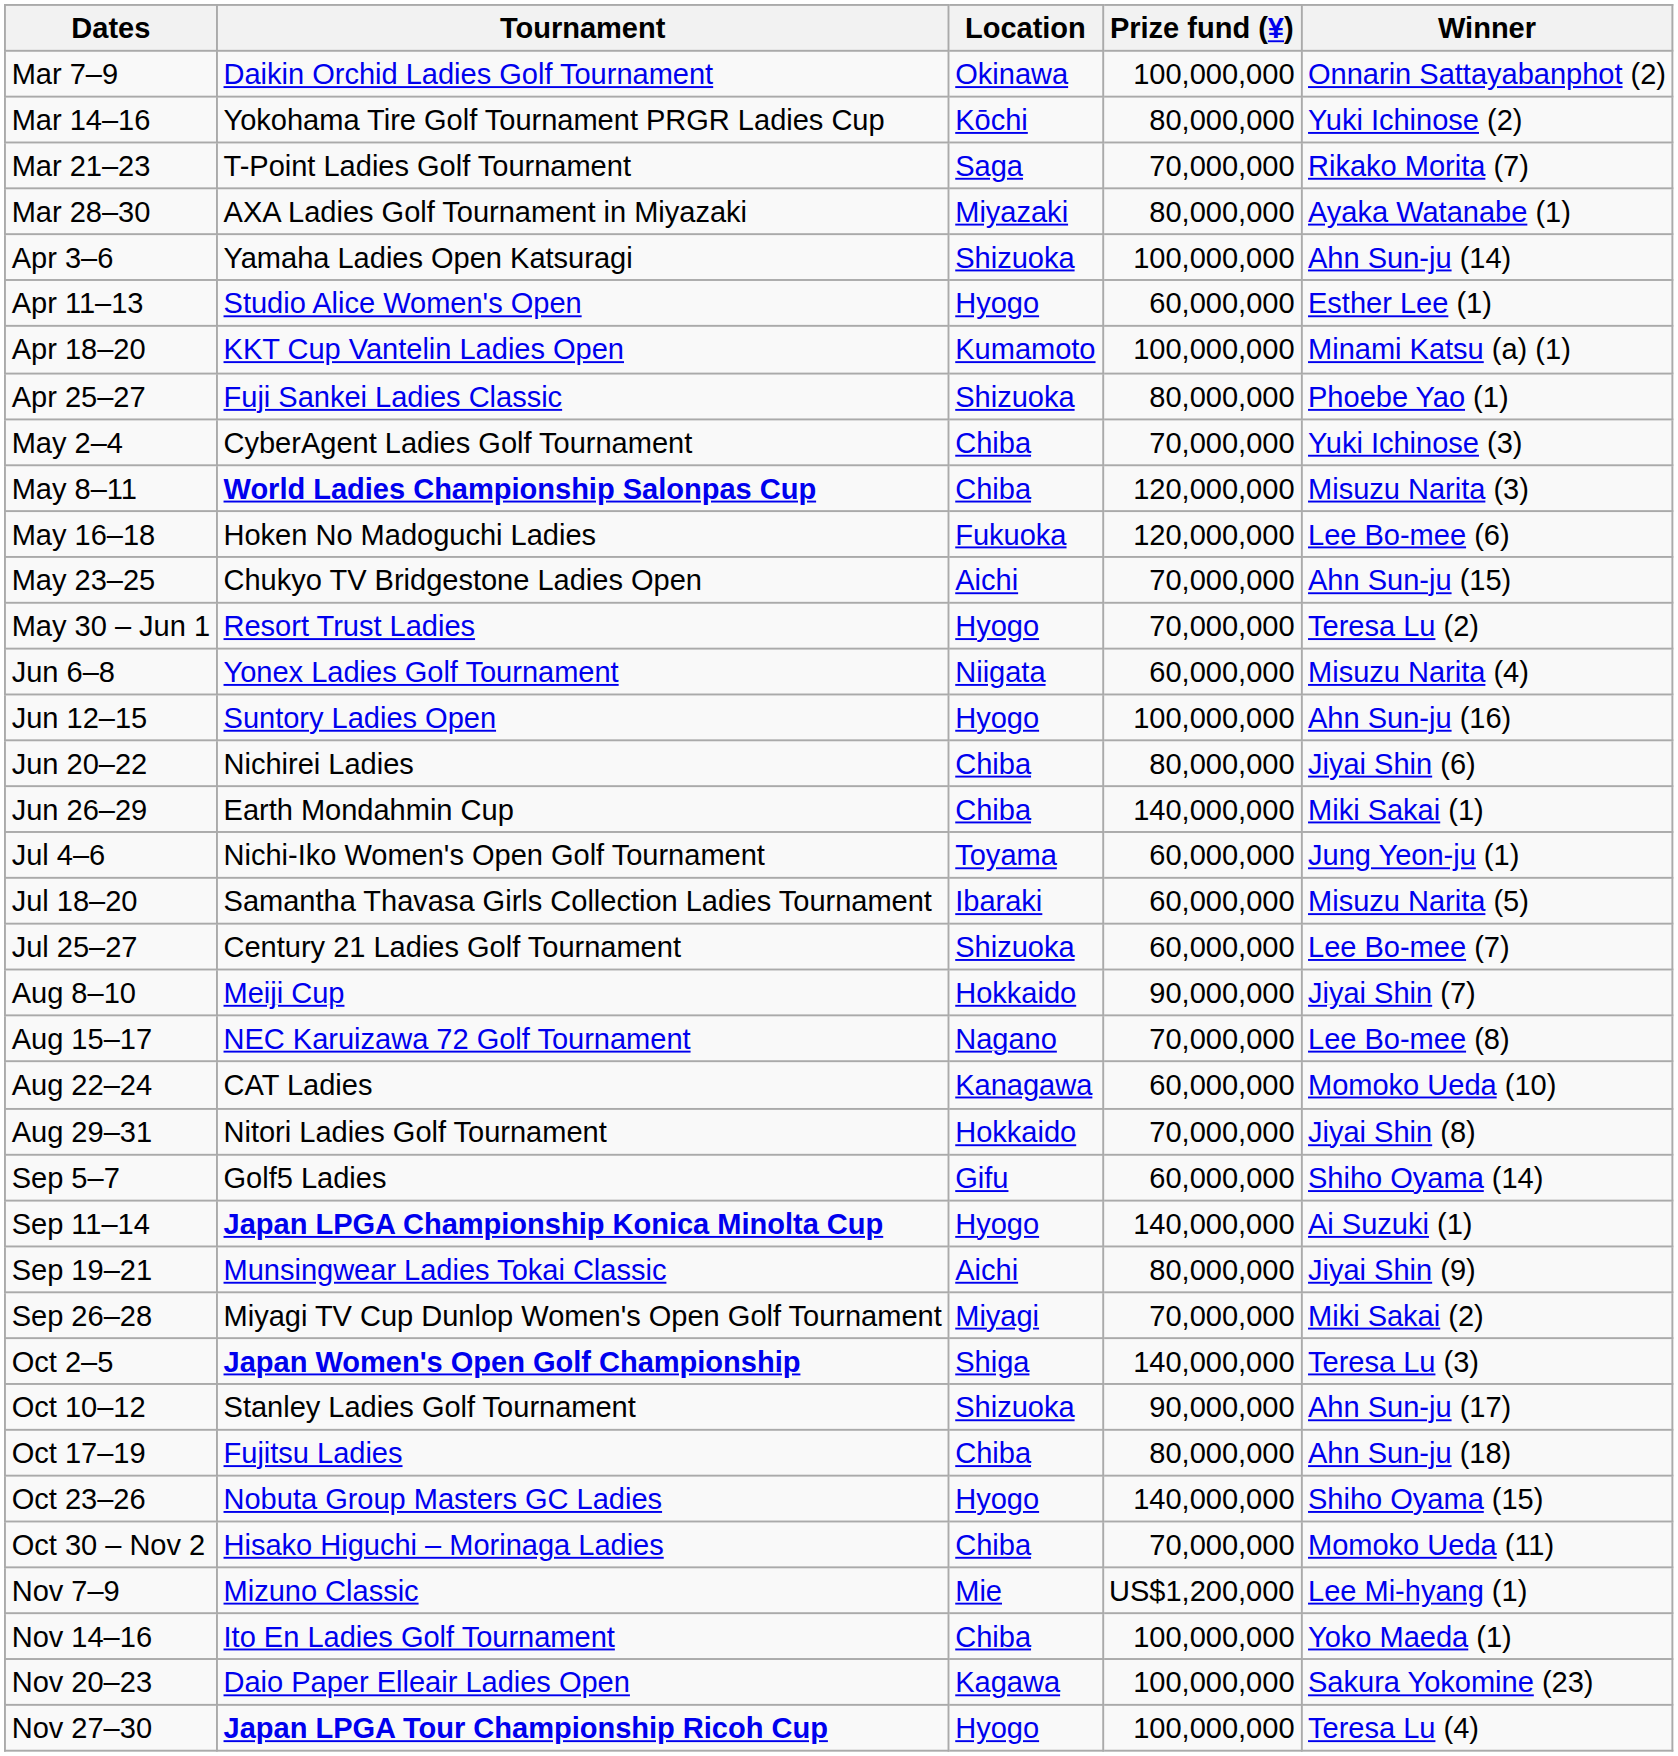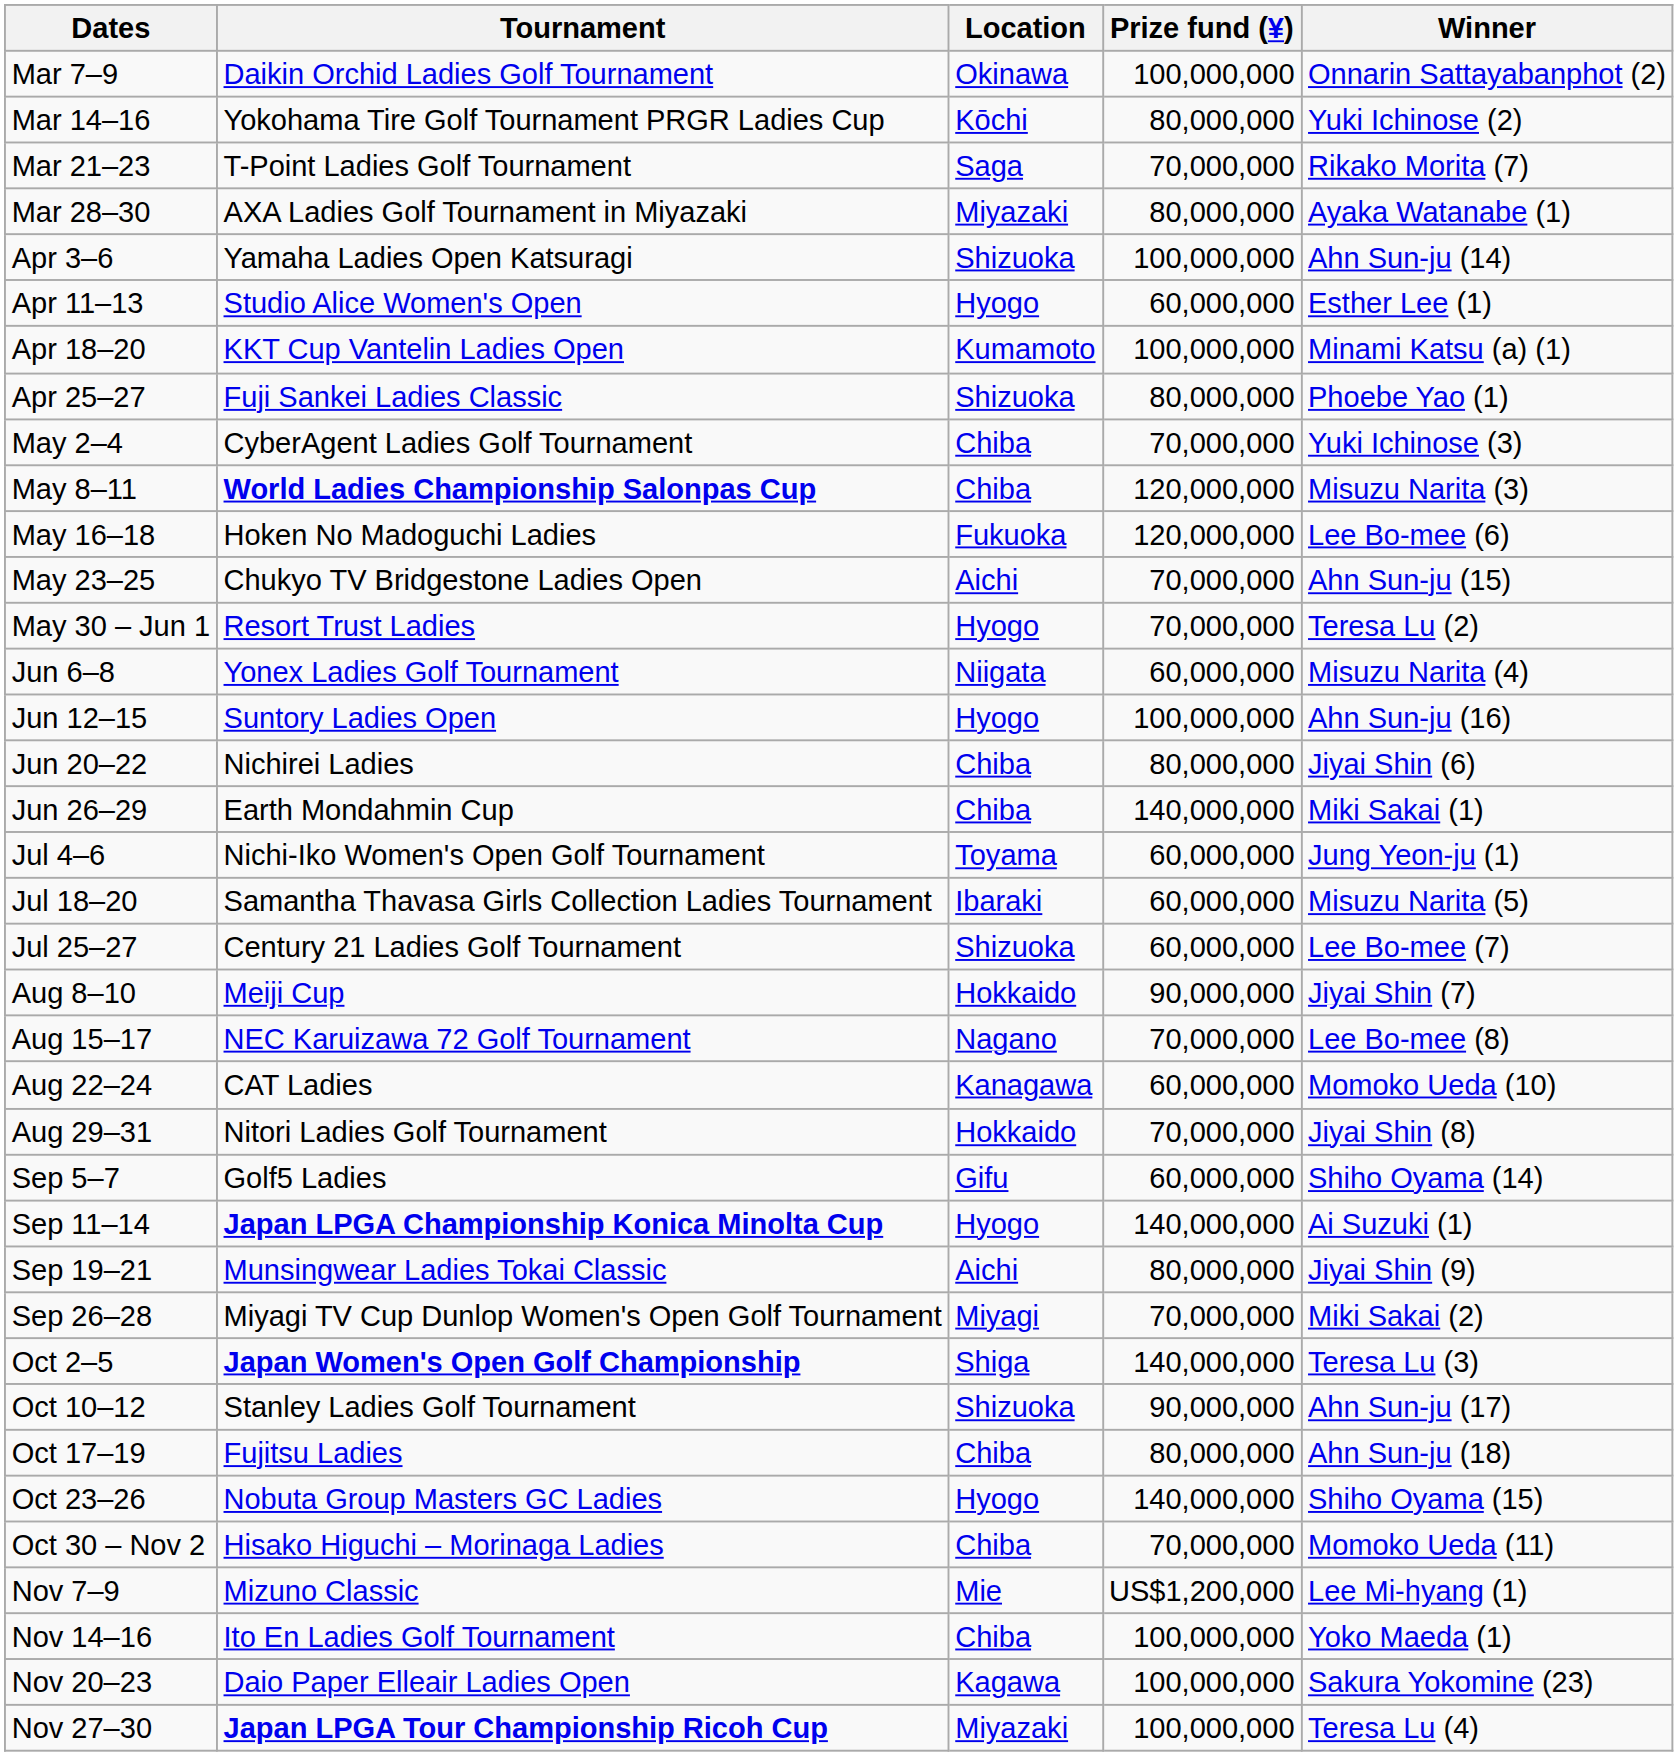(997, 1729) Hyogo -> (1012, 1729) Miyazaki
